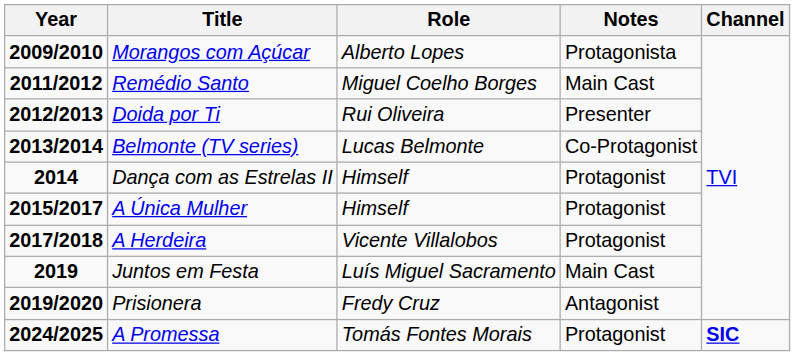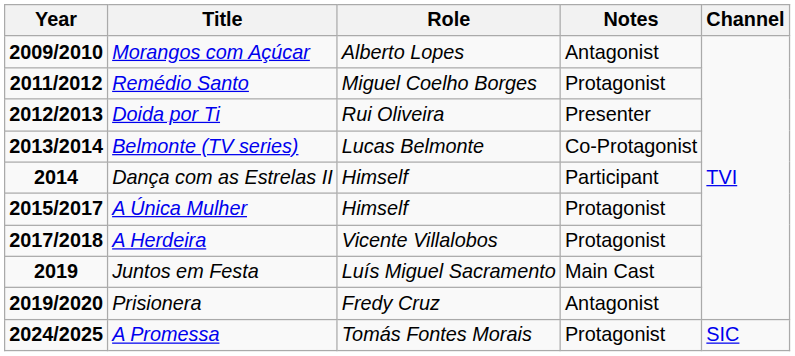(621, 51) Protagonista -> (612, 51) Antagonist
(610, 83) Main Cast -> (615, 83) Protagonist
(615, 177) Protagonist -> (612, 177) Participant
(723, 334) bold -> (723, 334) normal
